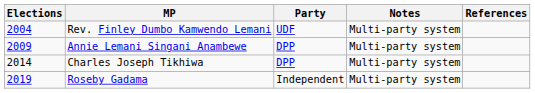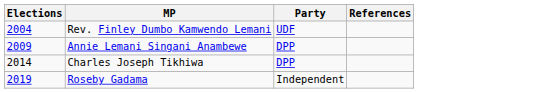- column: (405, 13)
